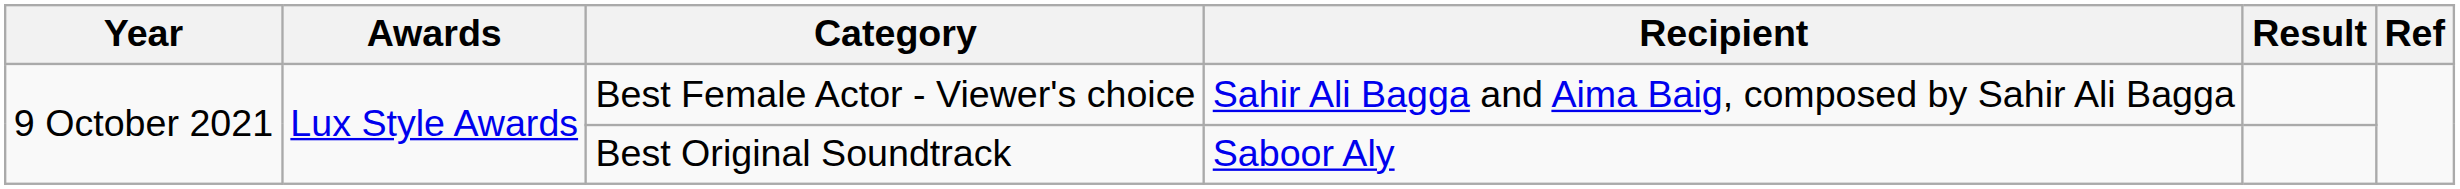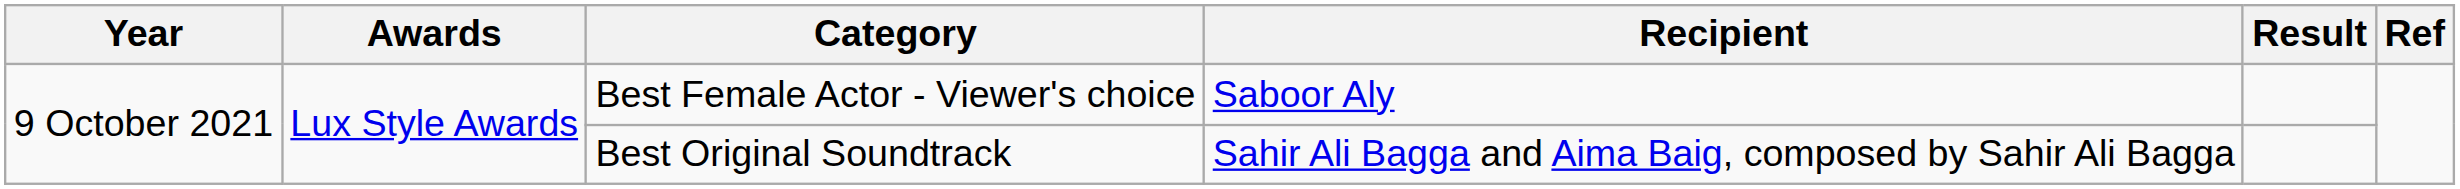(1724, 93) Sahir Ali Bagga and Aima Baig, composed by Sahir Ali Bagga -> (1304, 93) Saboor Aly
(1304, 153) Saboor Aly -> (1724, 153) Sahir Ali Bagga and Aima Baig, composed by Sahir Ali Bagga
